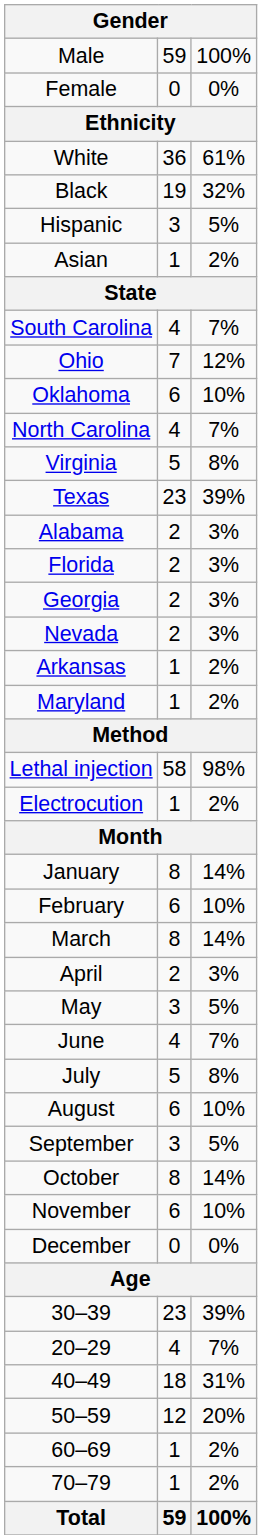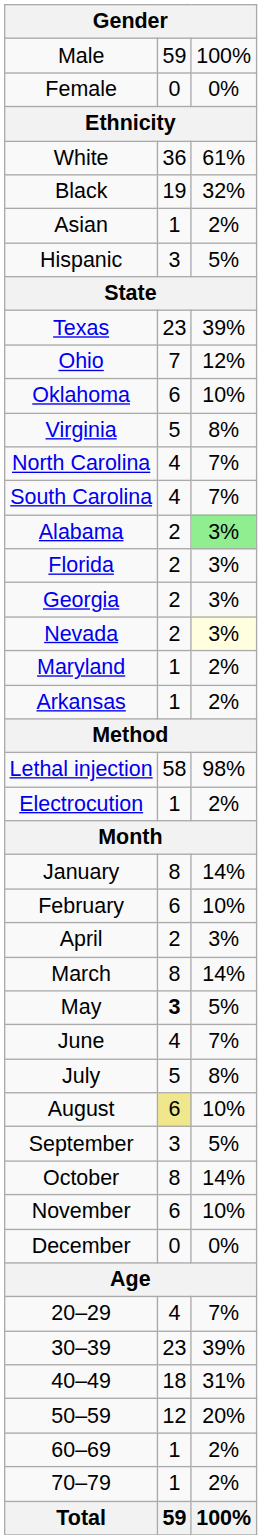rows swapped: (81, 225) <-> (81, 259)
rows swapped: (81, 497) <-> (81, 327)
rows swapped: (81, 463) <-> (81, 429)
(224, 531) no background -> (224, 531) lightgreen background
(224, 633) no background -> (224, 633) lightyellow background
rows swapped: (81, 667) <-> (81, 701)
rows swapped: (81, 939) <-> (81, 973)
(174, 1007) normal -> (174, 1007) bold
(174, 1109) no background -> (174, 1109) khaki background
rows swapped: (81, 1347) <-> (81, 1313)
